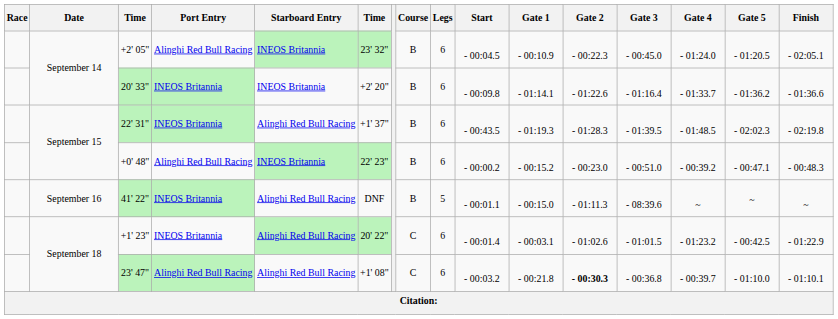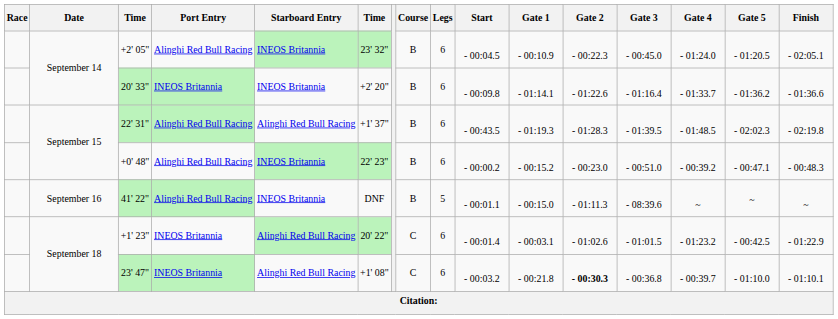(188, 124) INEOS Britannia -> (203, 124) Alinghi Red Bull Racing
(188, 198) INEOS Britannia -> (203, 198) Alinghi Red Bull Racing
(306, 198) Alinghi Red Bull Racing -> (291, 198) INEOS Britannia
(203, 273) Alinghi Red Bull Racing -> (188, 273) INEOS Britannia
